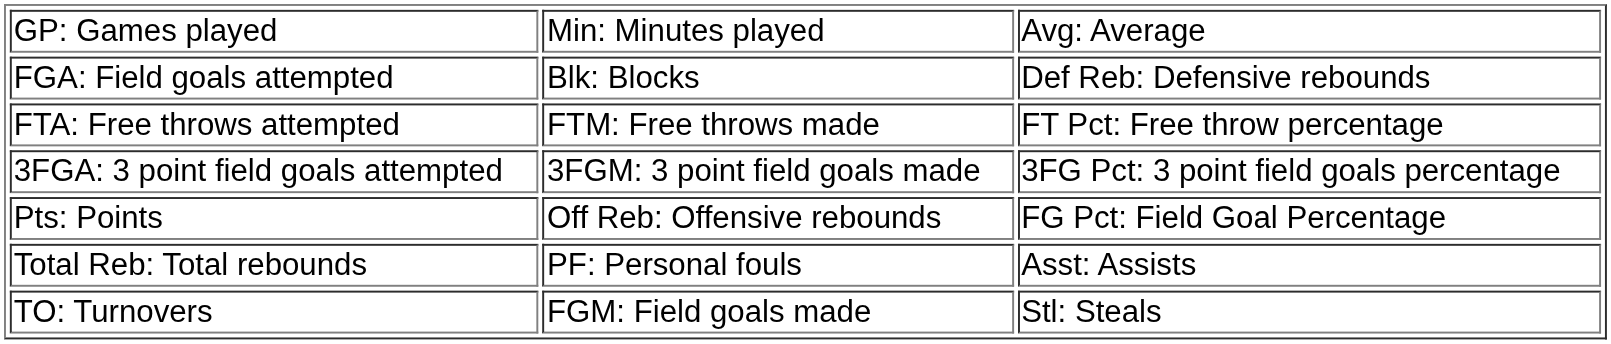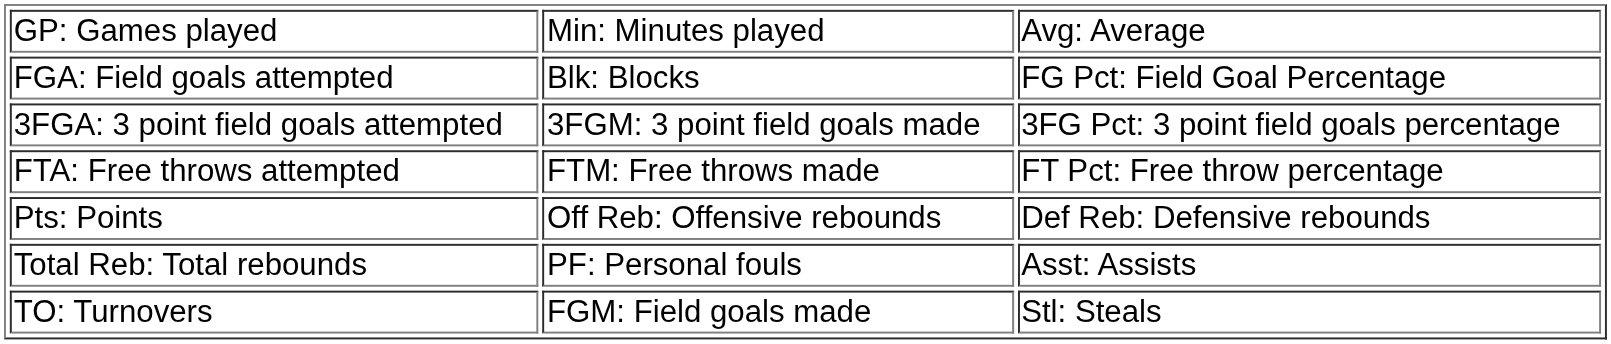(1226, 77) Def Reb: Defensive rebounds -> (1234, 77) FG Pct: Field Goal Percentage
rows swapped: (258, 171) <-> (207, 124)
(1234, 218) FG Pct: Field Goal Percentage -> (1226, 218) Def Reb: Defensive rebounds
